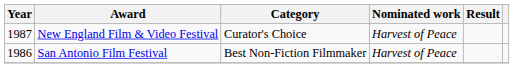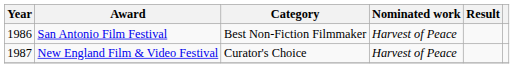rows swapped: (102, 53) <-> (128, 33)
